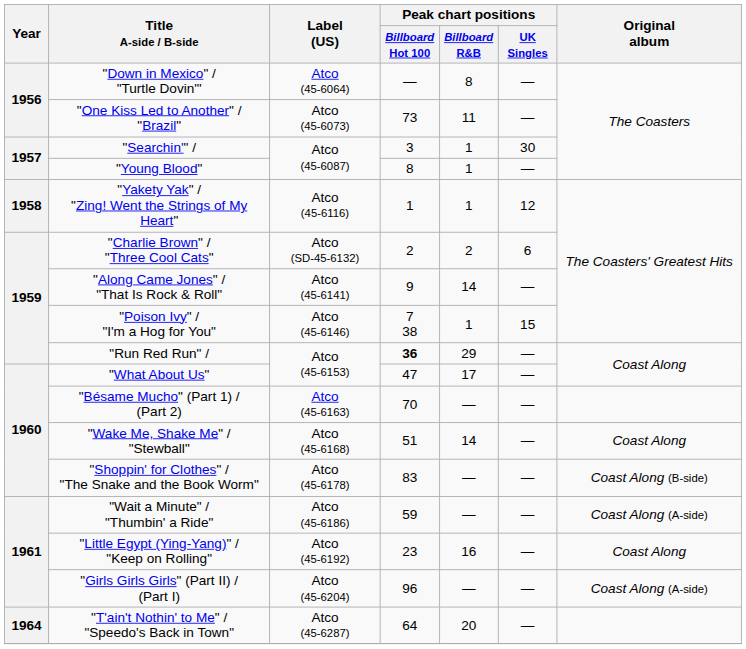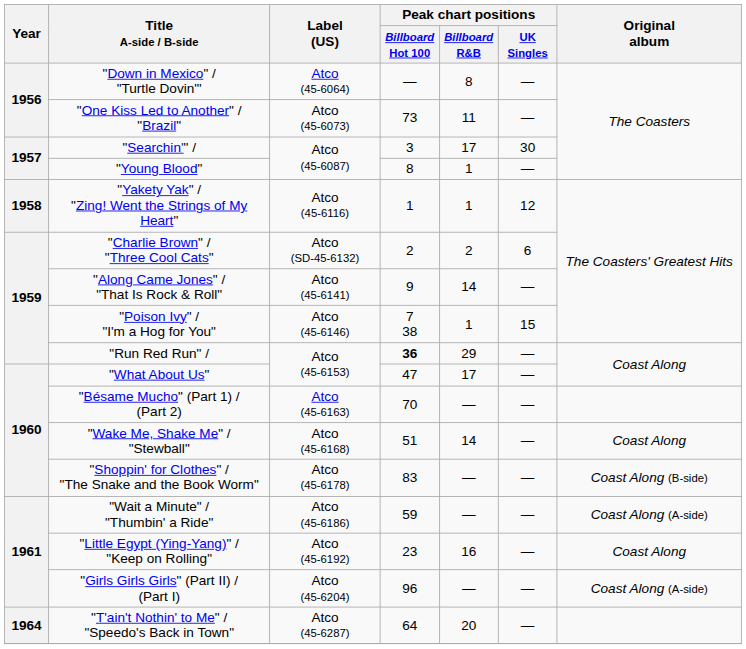(469, 147) 1 -> (469, 147) 17
